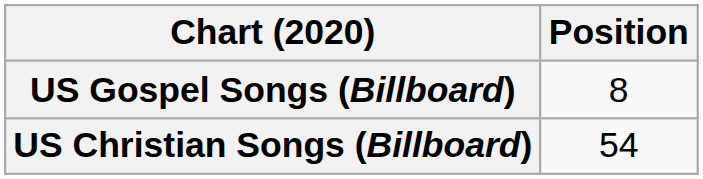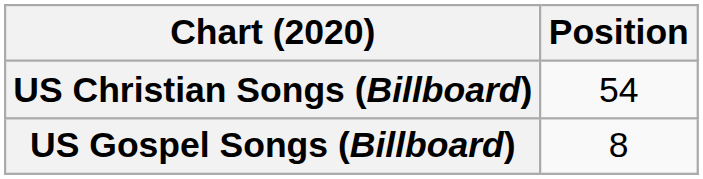rows swapped: (273, 145) <-> (273, 88)
